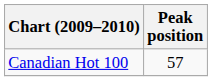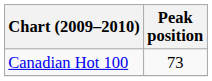(175, 62) 57 -> (175, 62) 73
